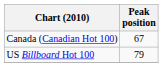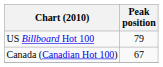rows swapped: (62, 39) <-> (50, 54)
